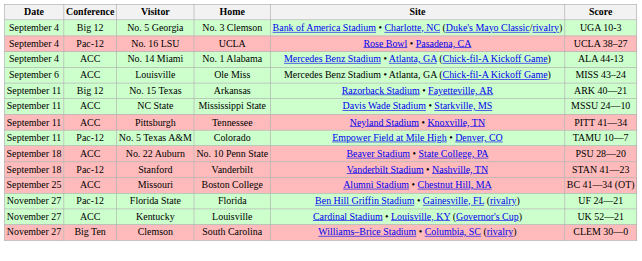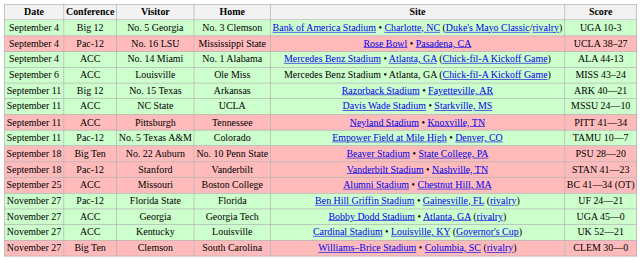(232, 43) UCLA -> (232, 43) Mississippi State
(232, 106) Mississippi State -> (232, 106) UCLA
(90, 153) ACC -> (90, 153) Big Ten
+ row: (155, 216)
